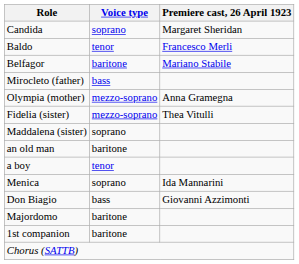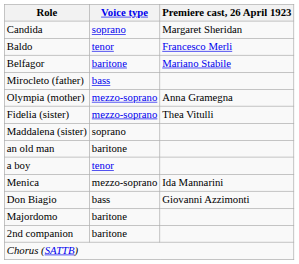(109, 183) soprano -> (125, 183) mezzo-soprano
- row: (38, 234)
+ row: (40, 234)
